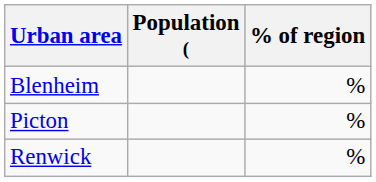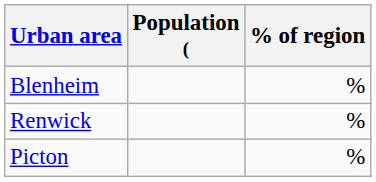rows swapped: (39, 120) <-> (51, 157)
